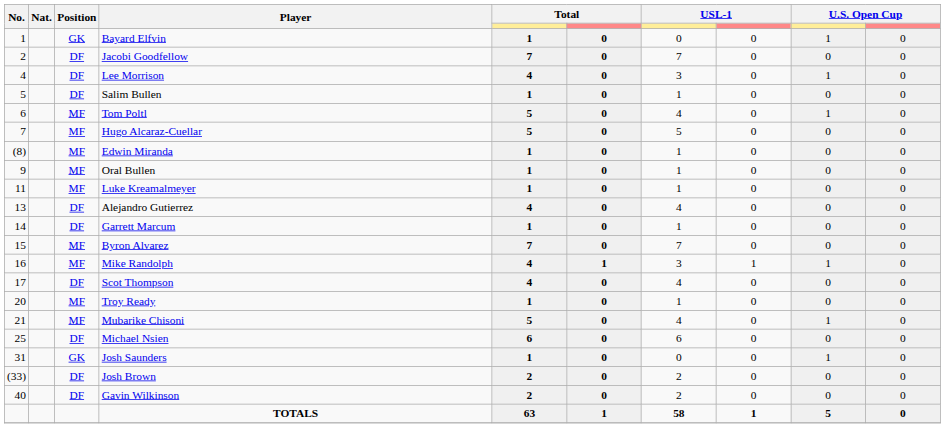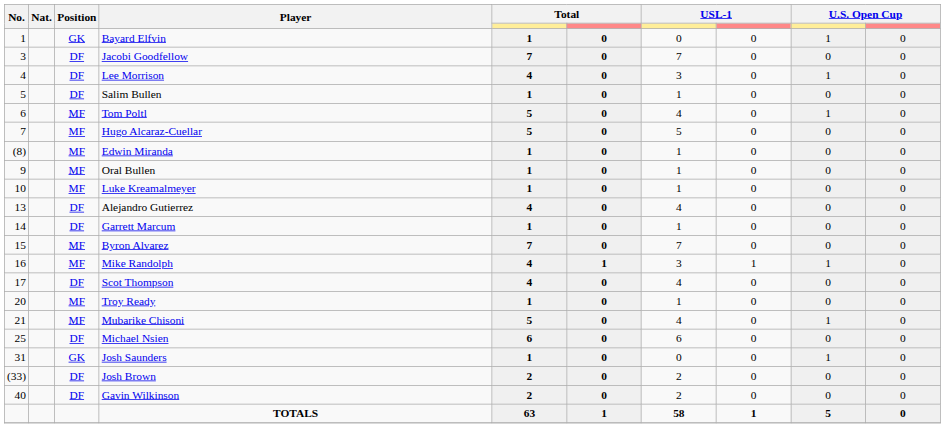(23, 56) 2 -> (23, 56) 3
(21, 188) 11 -> (20, 188) 10
